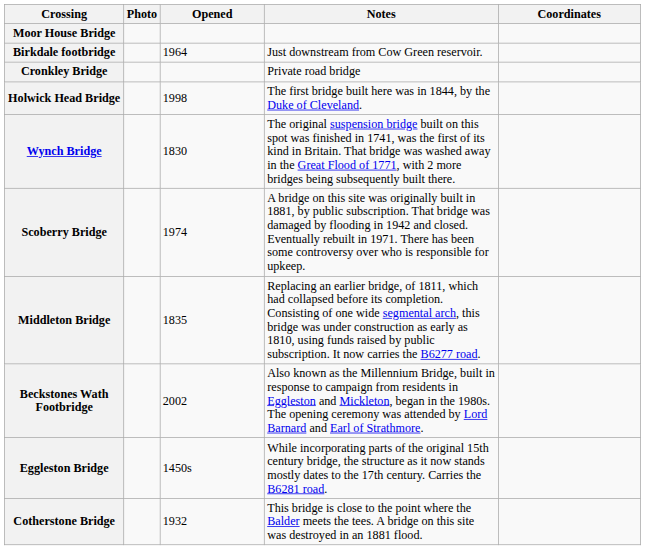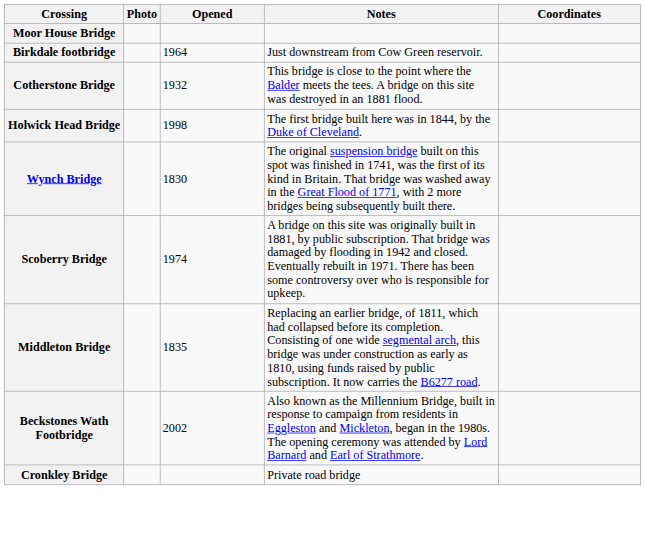rows swapped: (64, 71) <-> (64, 521)
- row: (64, 468)
